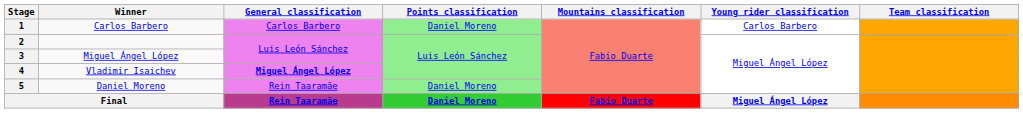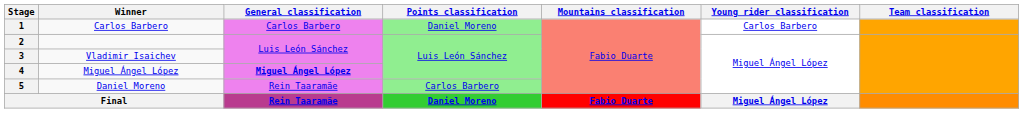(131, 56) Miguel Ángel López -> (131, 56) Vladimir Isaichev
(131, 71) Vladimir Isaichev -> (131, 71) Miguel Ángel López
(462, 86) Daniel Moreno -> (462, 86) Carlos Barbero
